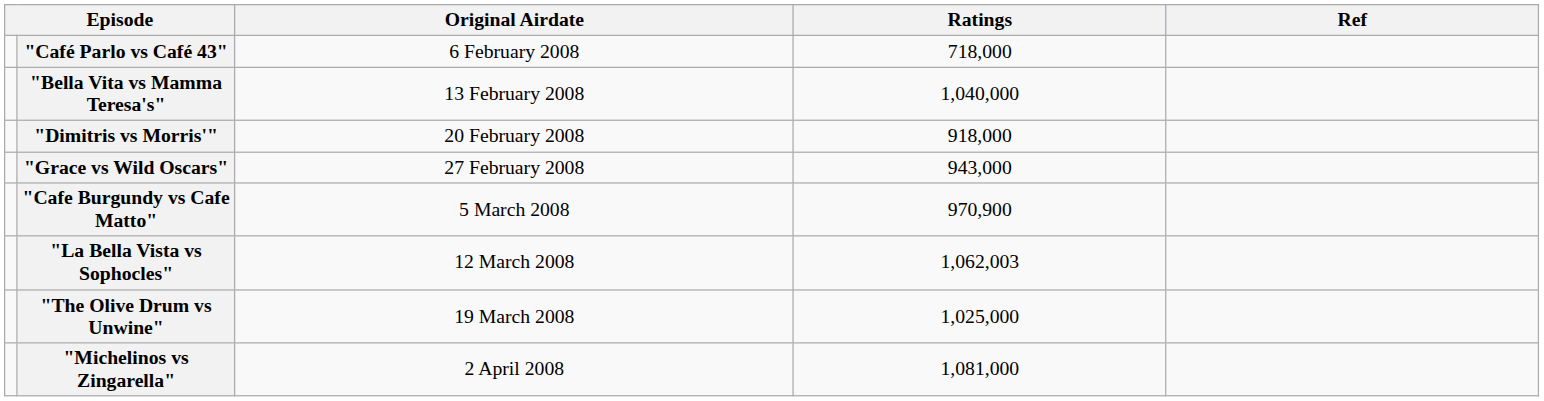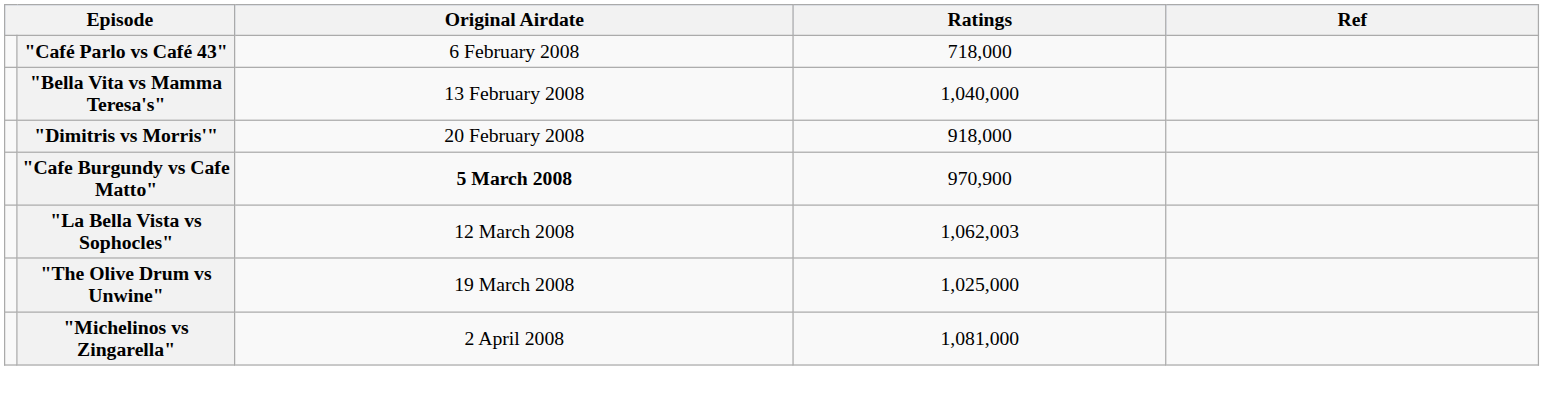- row: (126, 167)
(514, 209) normal -> (514, 178) bold
